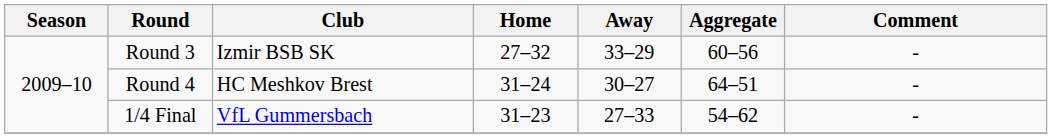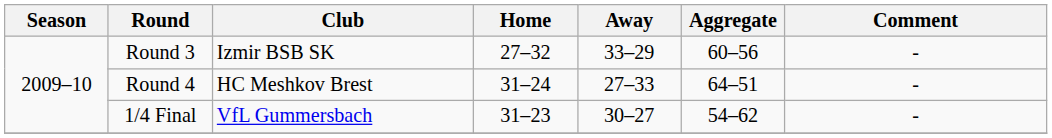(629, 84) 30–27 -> (629, 84) 27–33
(629, 116) 27–33 -> (629, 116) 30–27
